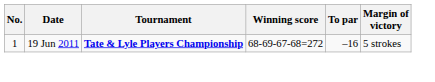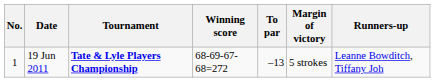+ column: (381, 26)
(350, 43) –16 -> (276, 62) –13
